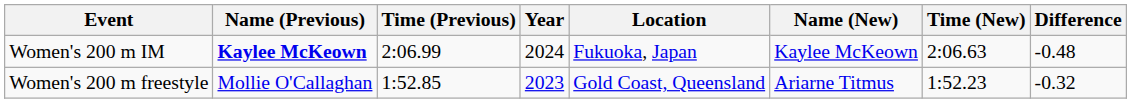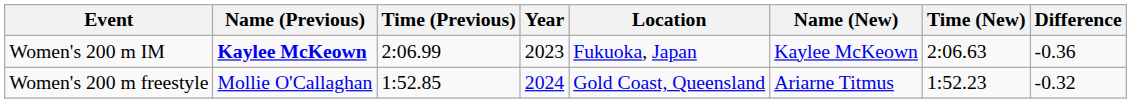(545, 51) 2024 -> (545, 51) 2023
(1055, 51) -0.48 -> (1055, 51) -0.36
(545, 82) 2023 -> (545, 82) 2024
